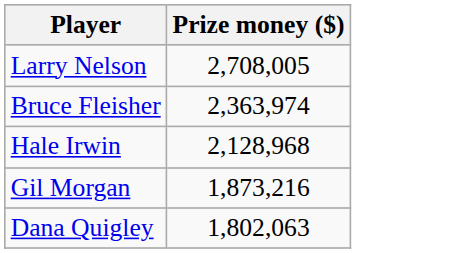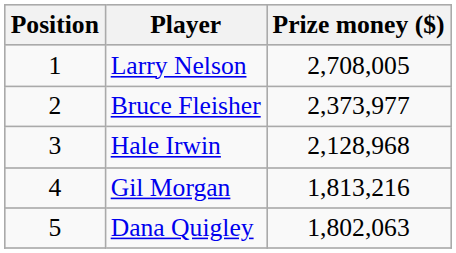+ column: (55, 24)
(259, 106) 2,363,974 -> (359, 106) 2,373,977
(259, 187) 1,873,216 -> (359, 187) 1,813,216
